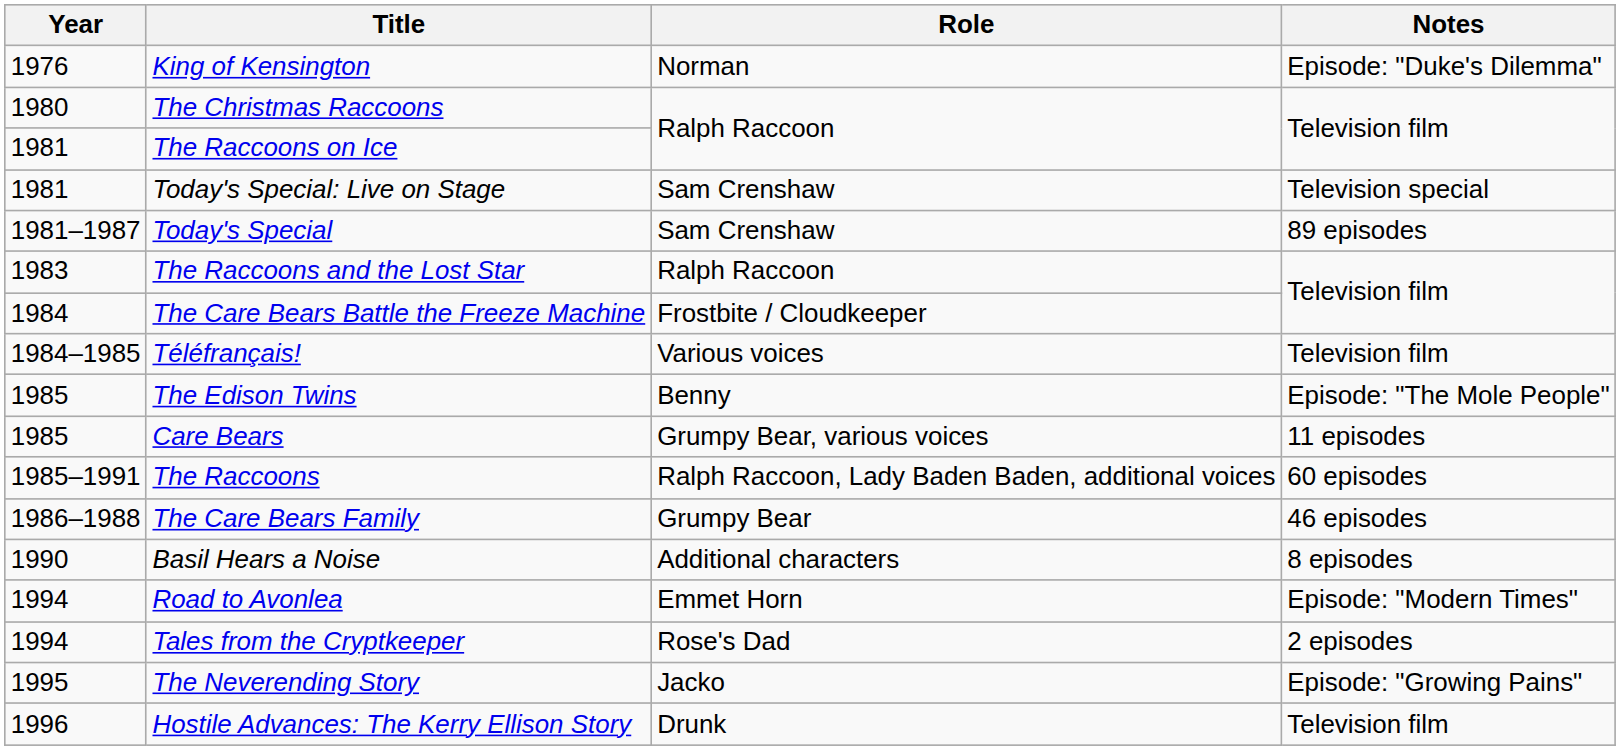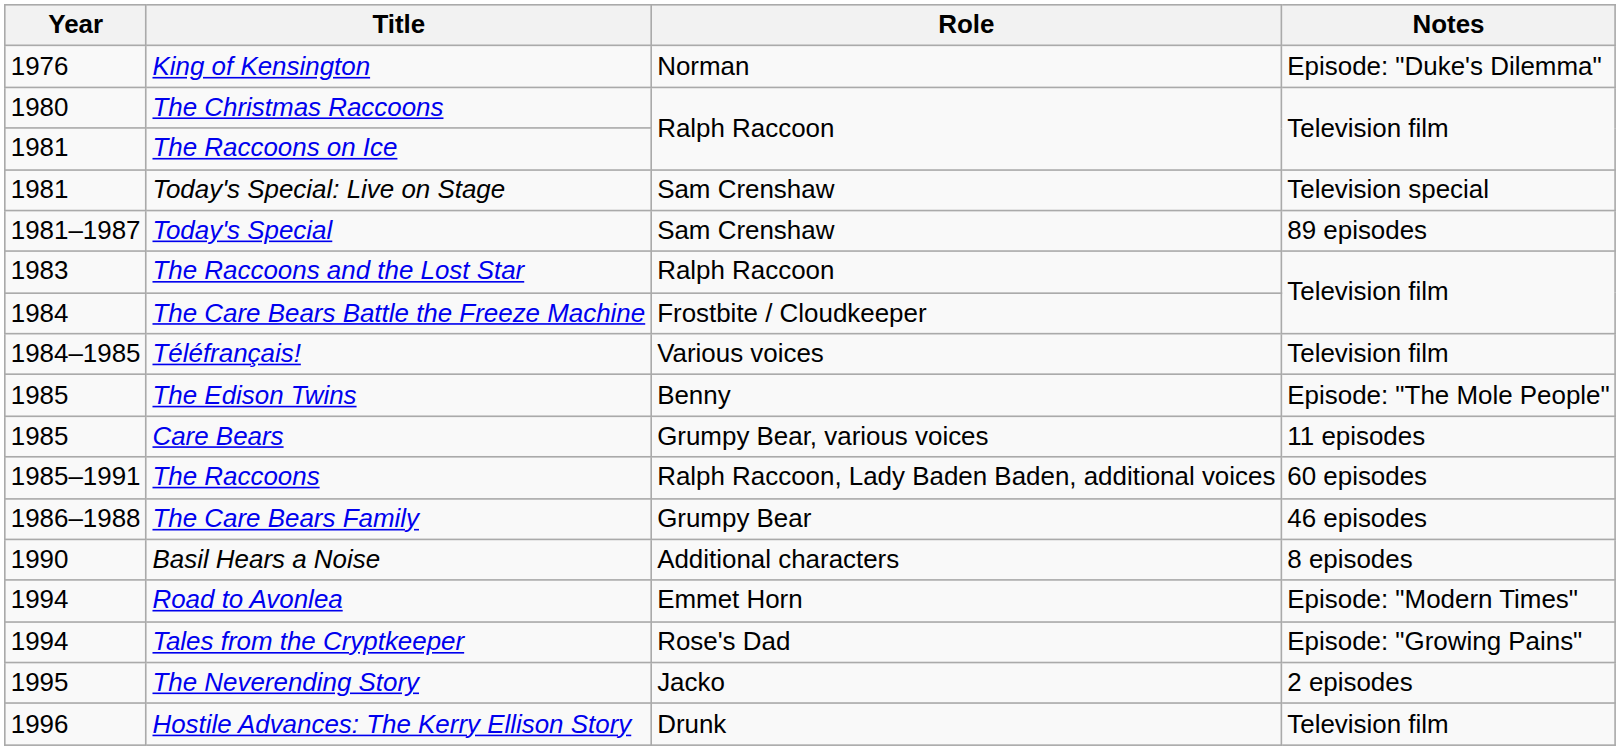(1350, 641) 2 episodes -> (1435, 641) Episode: "Growing Pains"
(1435, 682) Episode: "Growing Pains" -> (1350, 682) 2 episodes
